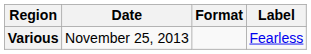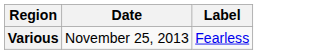- column: (219, 15)
